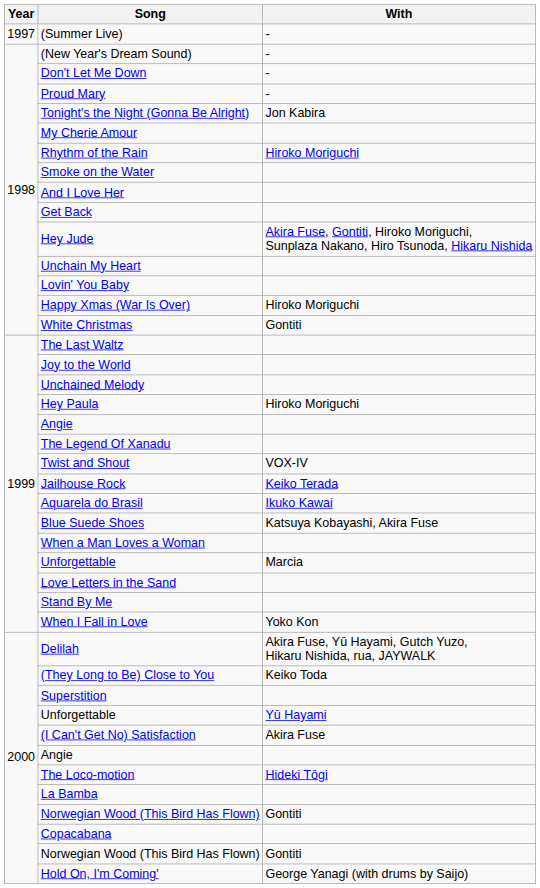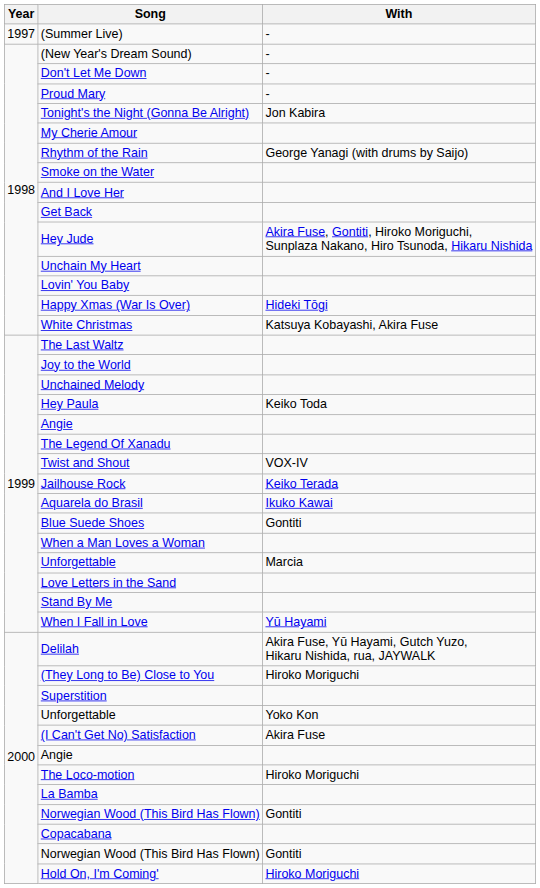(312, 152) Hiroko Moriguchi -> (367, 152) George Yanagi (with drums by Saijo)
(312, 305) Hiroko Moriguchi -> (297, 305) Hideki Tōgi
(284, 325) Gontiti -> (352, 325) Katsuya Kobayashi, Akira Fuse
(312, 404) Hiroko Moriguchi -> (296, 404) Keiko Toda
(352, 523) Katsuya Kobayashi, Akira Fuse -> (284, 523) Gontiti
(292, 622) Yoko Kon -> (296, 622) Yū Hayami
(296, 675) Keiko Toda -> (312, 675) Hiroko Moriguchi
(296, 715) Yū Hayami -> (292, 715) Yoko Kon
(297, 774) Hideki Tōgi -> (312, 774) Hiroko Moriguchi
(367, 873) George Yanagi (with drums by Saijo) -> (312, 873) Hiroko Moriguchi
